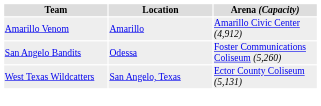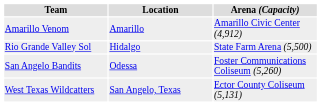+ row: (48, 47)
